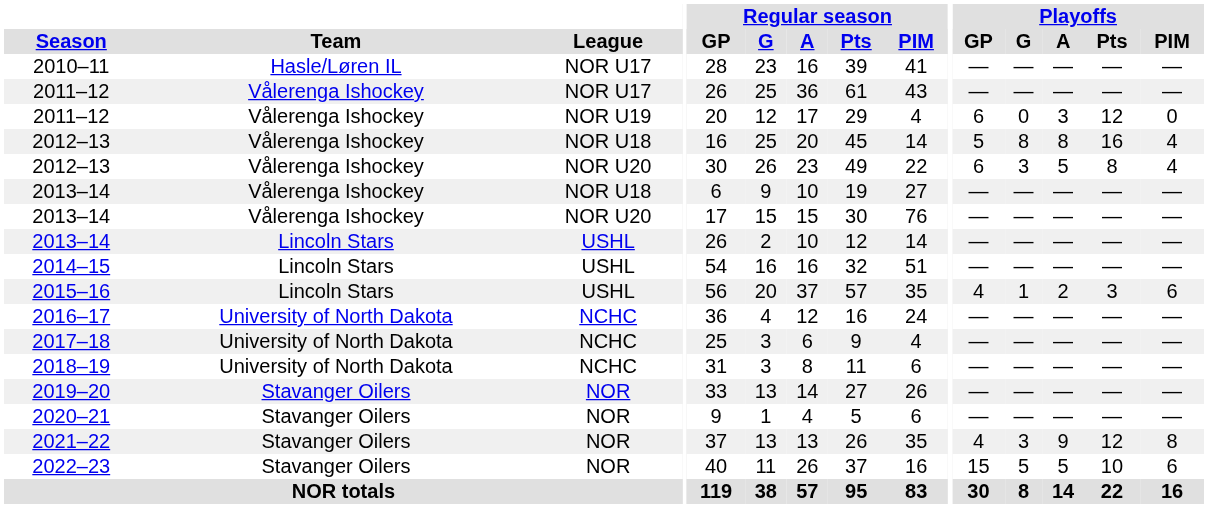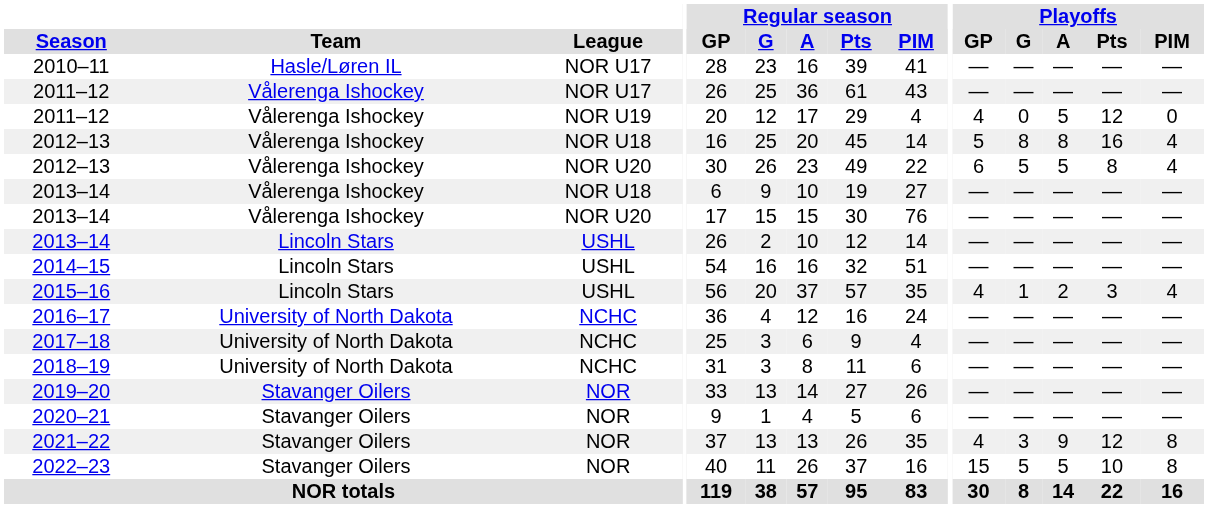(978, 116) 6 -> (978, 116) 4
(1063, 116) 3 -> (1063, 116) 5
(1024, 166) 3 -> (1024, 166) 5
(1172, 291) 6 -> (1172, 291) 4
(1172, 466) 6 -> (1172, 466) 8
